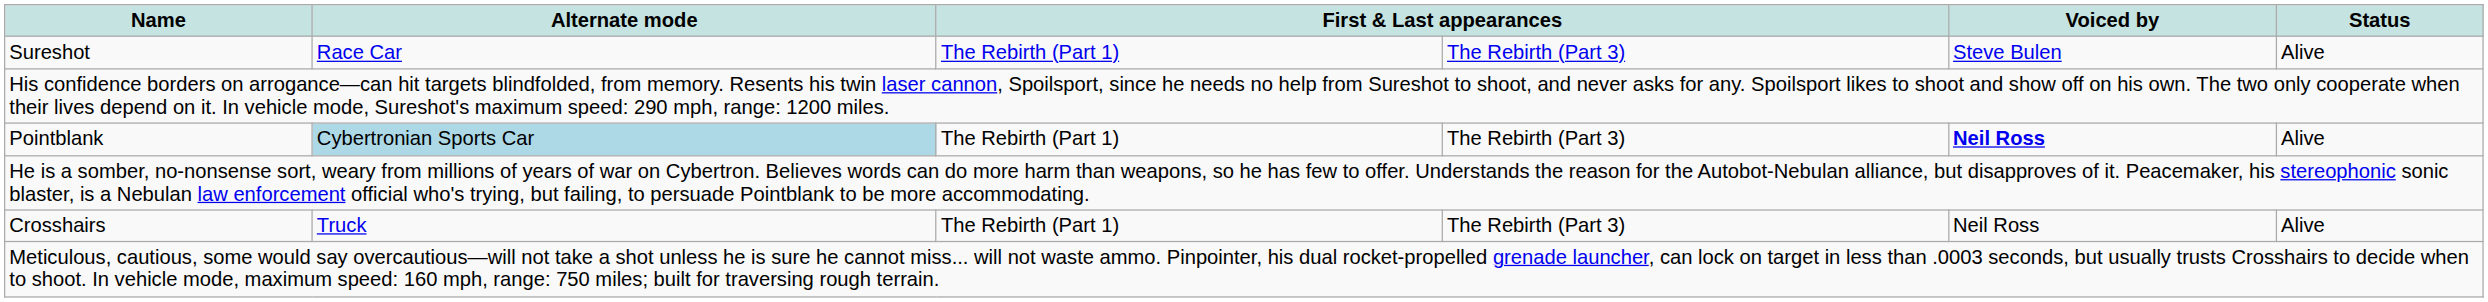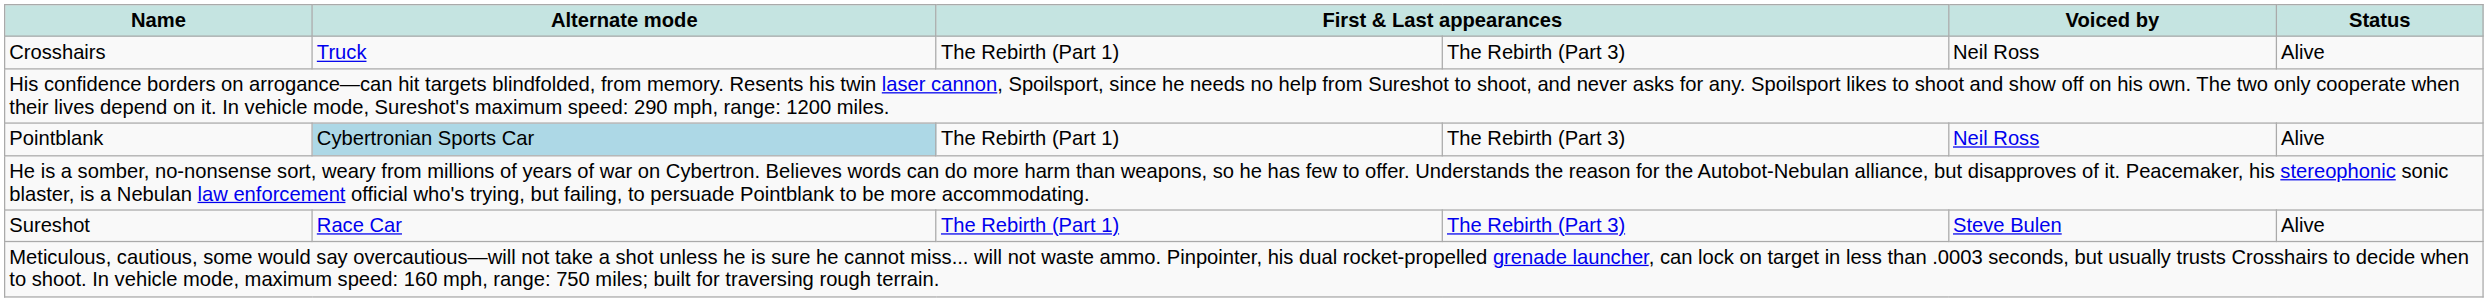rows swapped: (50, 52) <-> (57, 225)
(1999, 139) bold -> (1996, 139) normal
